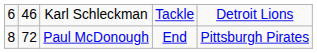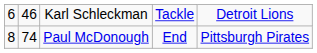(29, 37) 72 -> (29, 37) 74
